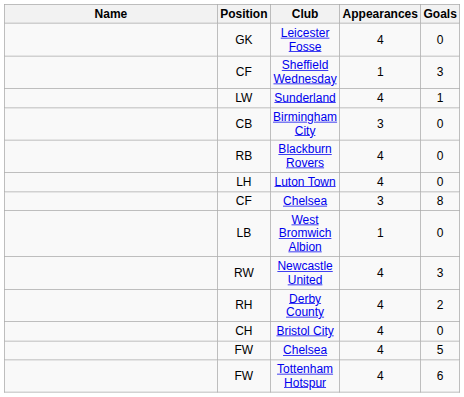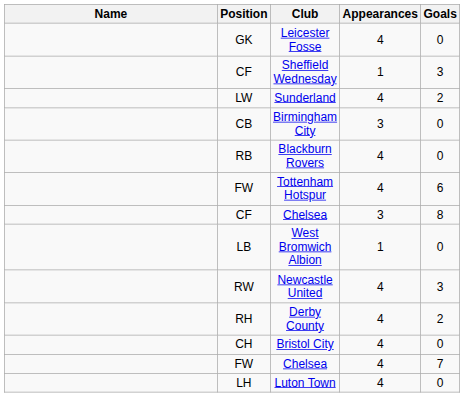(440, 98) 1 -> (440, 98) 2
rows swapped: (244, 182) <-> (244, 376)
(440, 350) 5 -> (440, 363) 7
